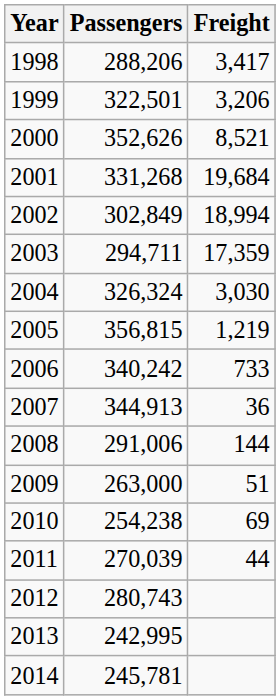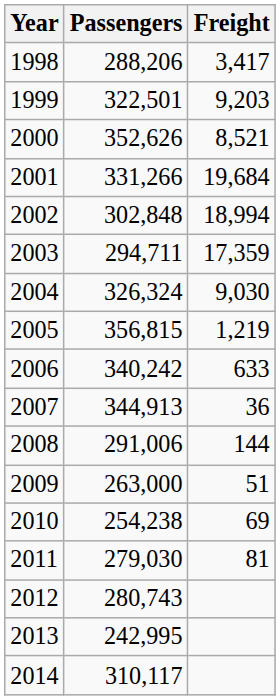(243, 100) 3,206 -> (243, 100) 9,203
(143, 176) 331,268 -> (143, 176) 331,266
(143, 215) 302,849 -> (143, 215) 302,848
(243, 291) 3,030 -> (243, 291) 9,030
(252, 368) 733 -> (252, 368) 633
(143, 560) 270,039 -> (143, 560) 279,030
(258, 560) 44 -> (258, 560) 81
(143, 675) 245,781 -> (144, 675) 310,117
